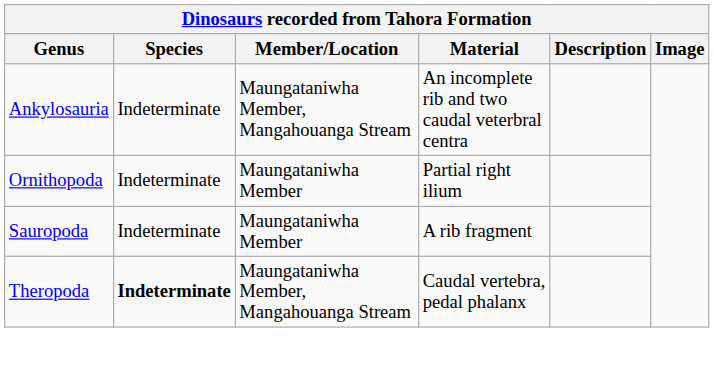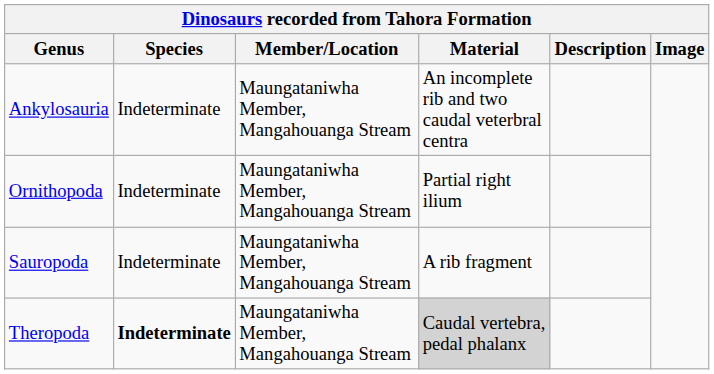(299, 180) Maungataniwha Member -> (325, 191) Maungataniwha Member, Mangahouanga Stream
(299, 230) Maungataniwha Member -> (325, 262) Maungataniwha Member, Mangahouanga Stream
(484, 291) no background -> (484, 333) lightgrey background
